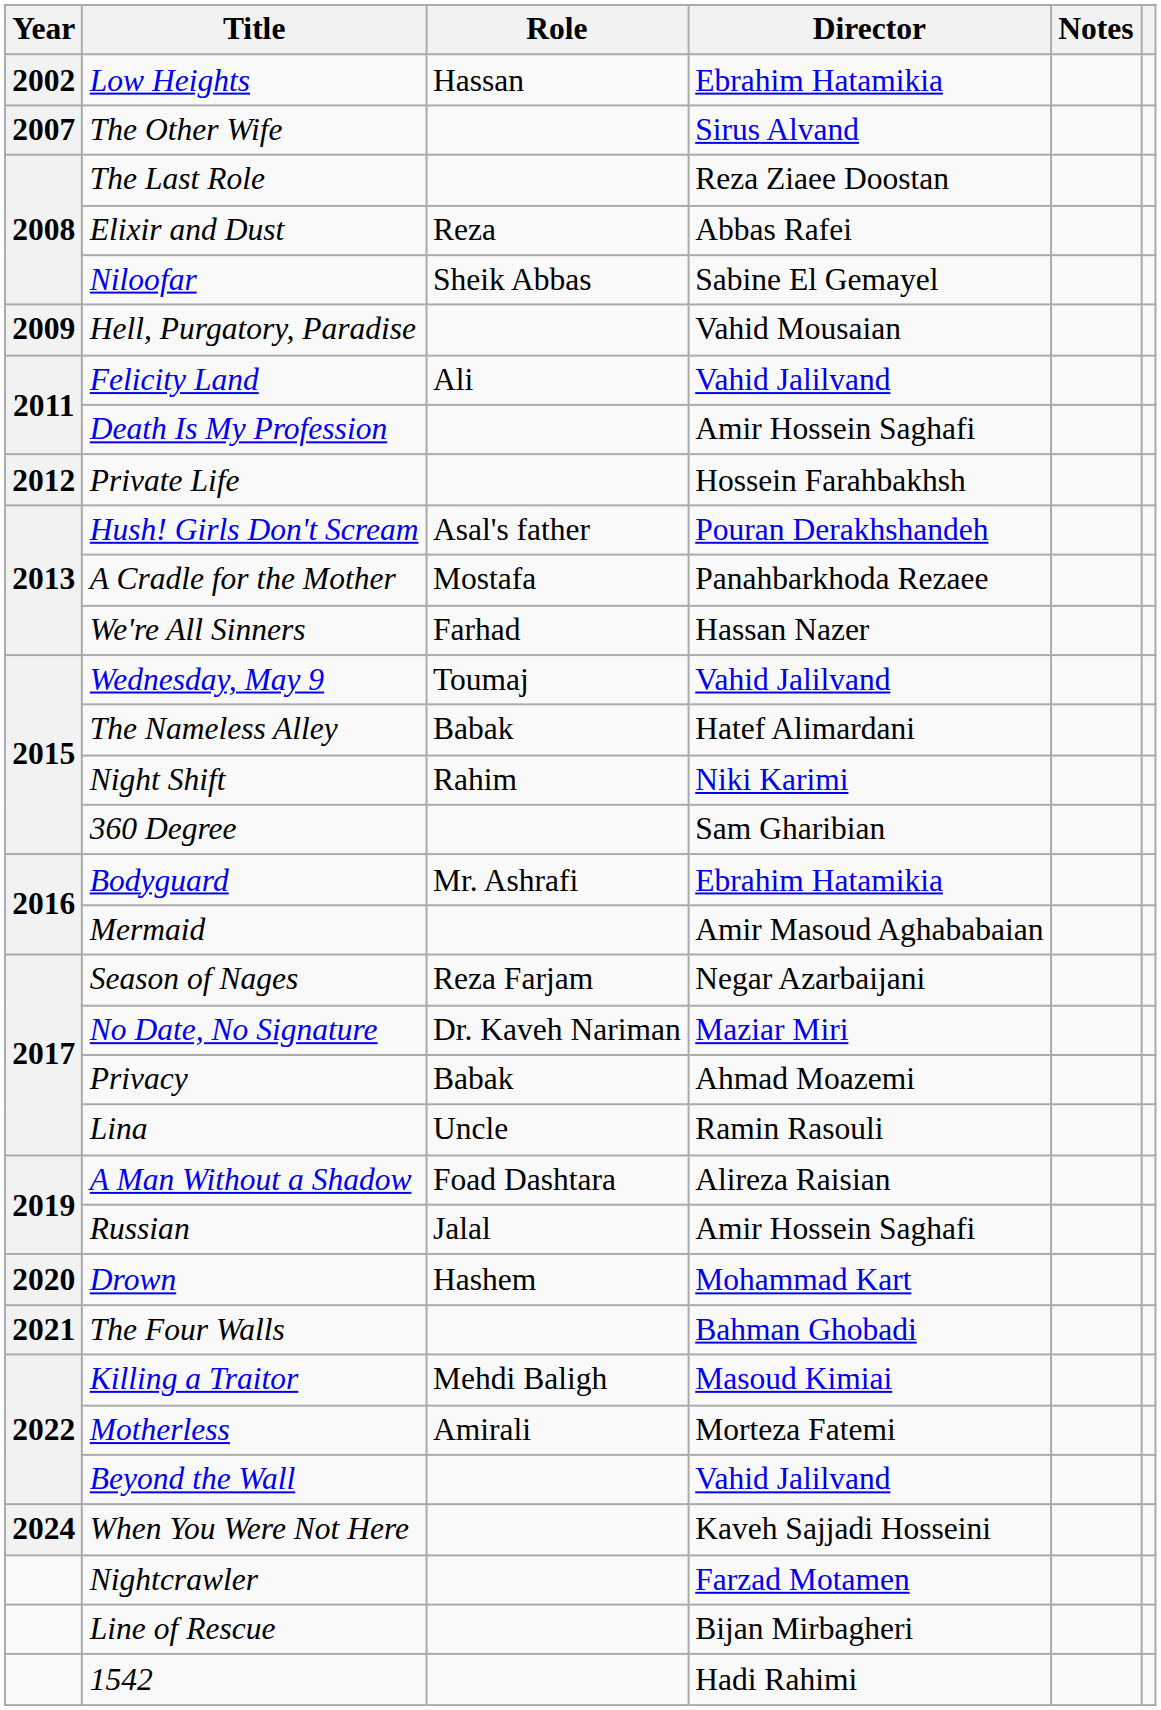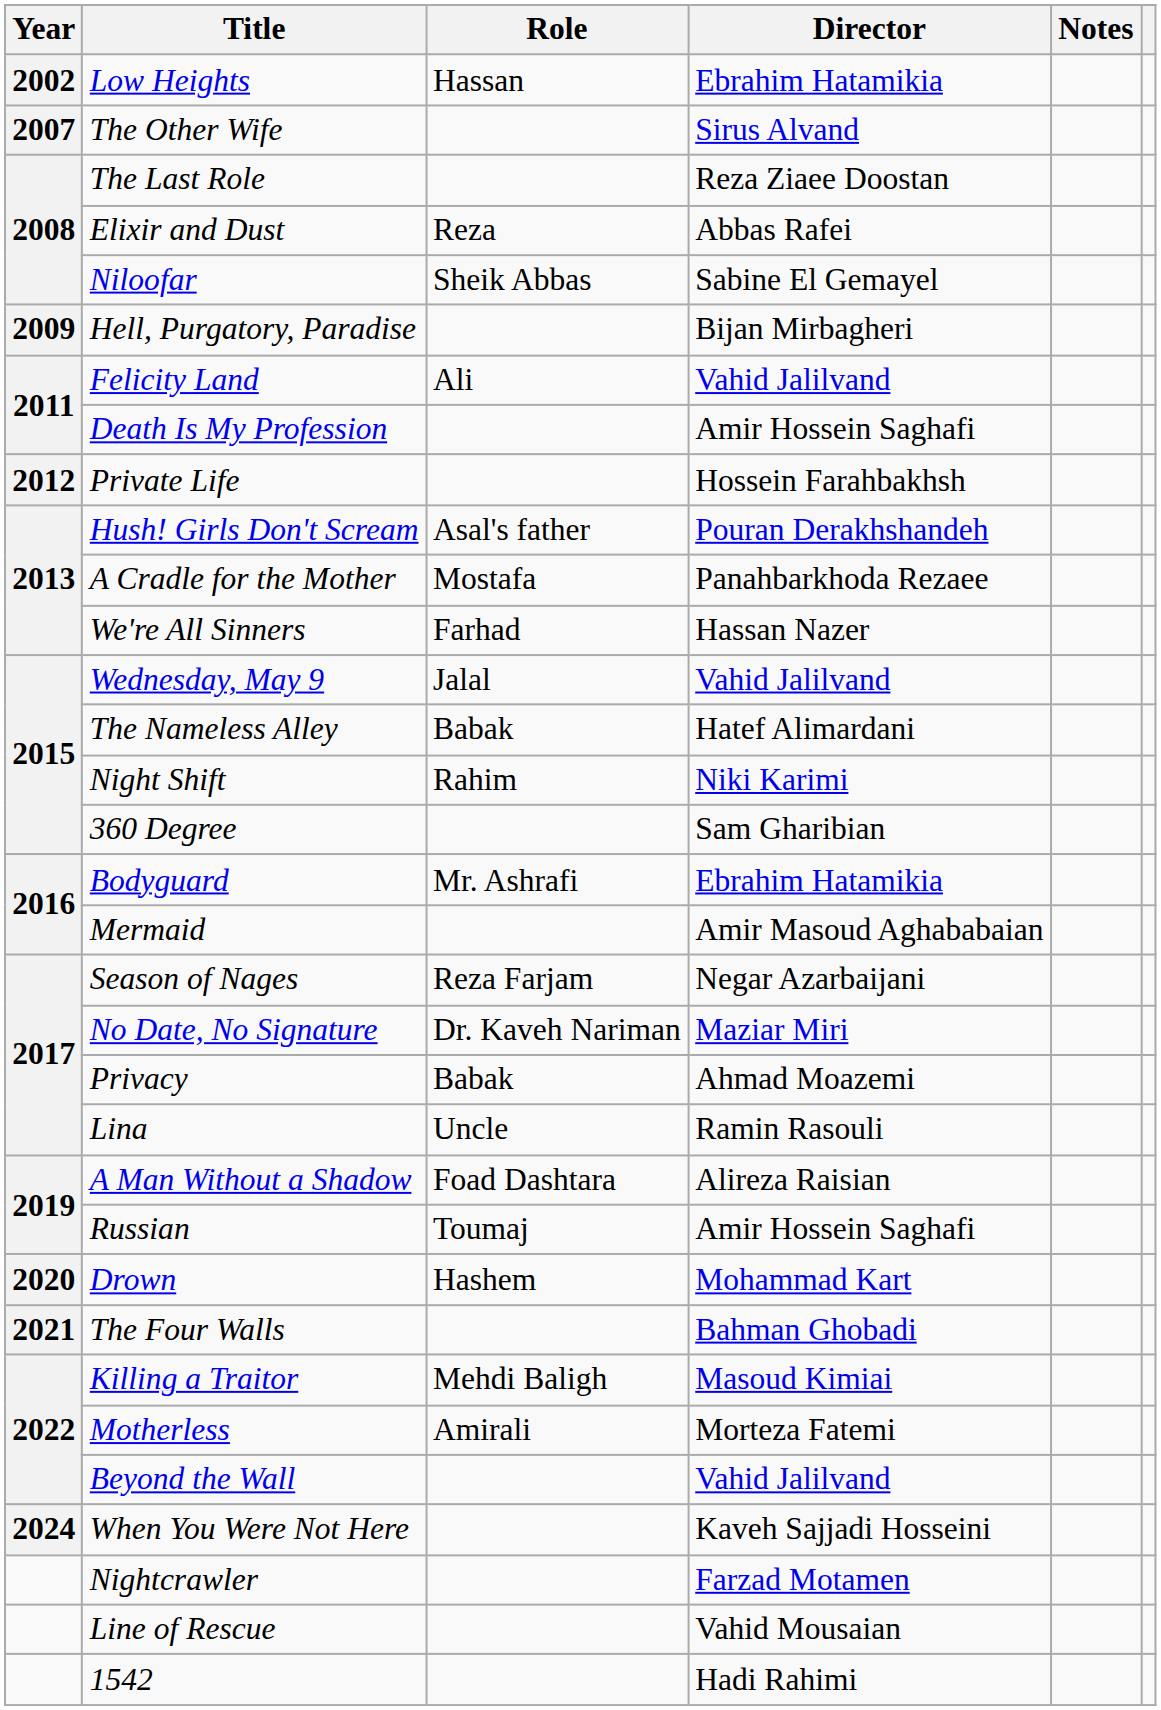(798, 329) Vahid Mousaian -> (804, 329) Bijan Mirbagheri
(481, 679) Toumaj -> (462, 679) Jalal
(462, 1229) Jalal -> (481, 1229) Toumaj
(804, 1629) Bijan Mirbagheri -> (798, 1629) Vahid Mousaian
